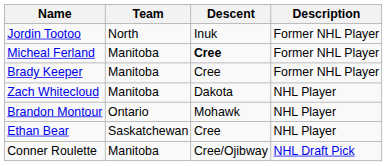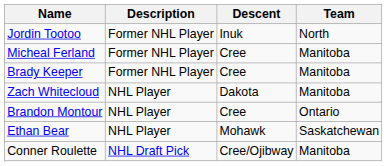columns swapped: (148, 14) <-> (326, 14)
(208, 53) bold -> (233, 53) normal
(217, 111) Mohawk -> (233, 111) Cree
(207, 131) Cree -> (242, 131) Mohawk
